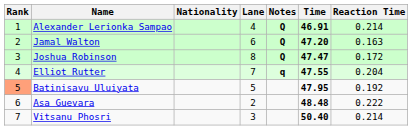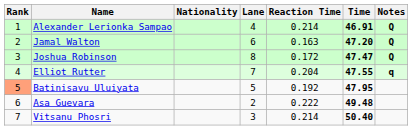columns swapped: (369, 12) <-> (283, 12)
(315, 102) 48.48 -> (359, 102) 49.48
